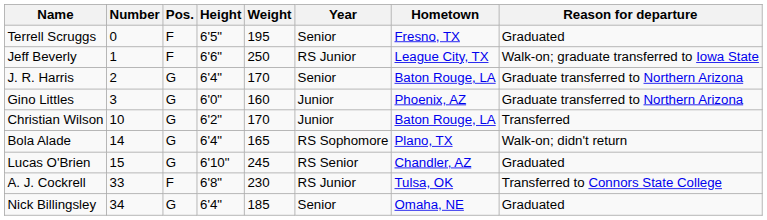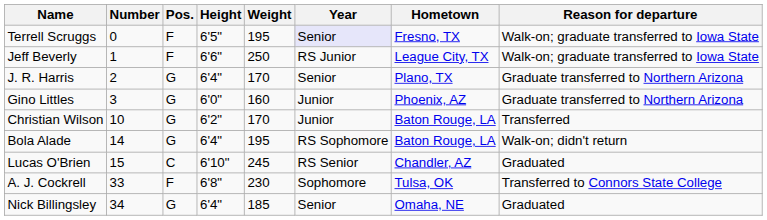(317, 36) no background -> (317, 36) lavender background
(533, 36) Graduated -> (630, 36) Walk-on; graduate transferred to Iowa State
(445, 78) Baton Rouge, LA -> (424, 78) Plano, TX
(259, 141) 165 -> (259, 141) 195
(424, 141) Plano, TX -> (445, 141) Baton Rouge, LA
(171, 162) G -> (171, 162) C
(327, 183) RS Junior -> (332, 183) Sophomore
